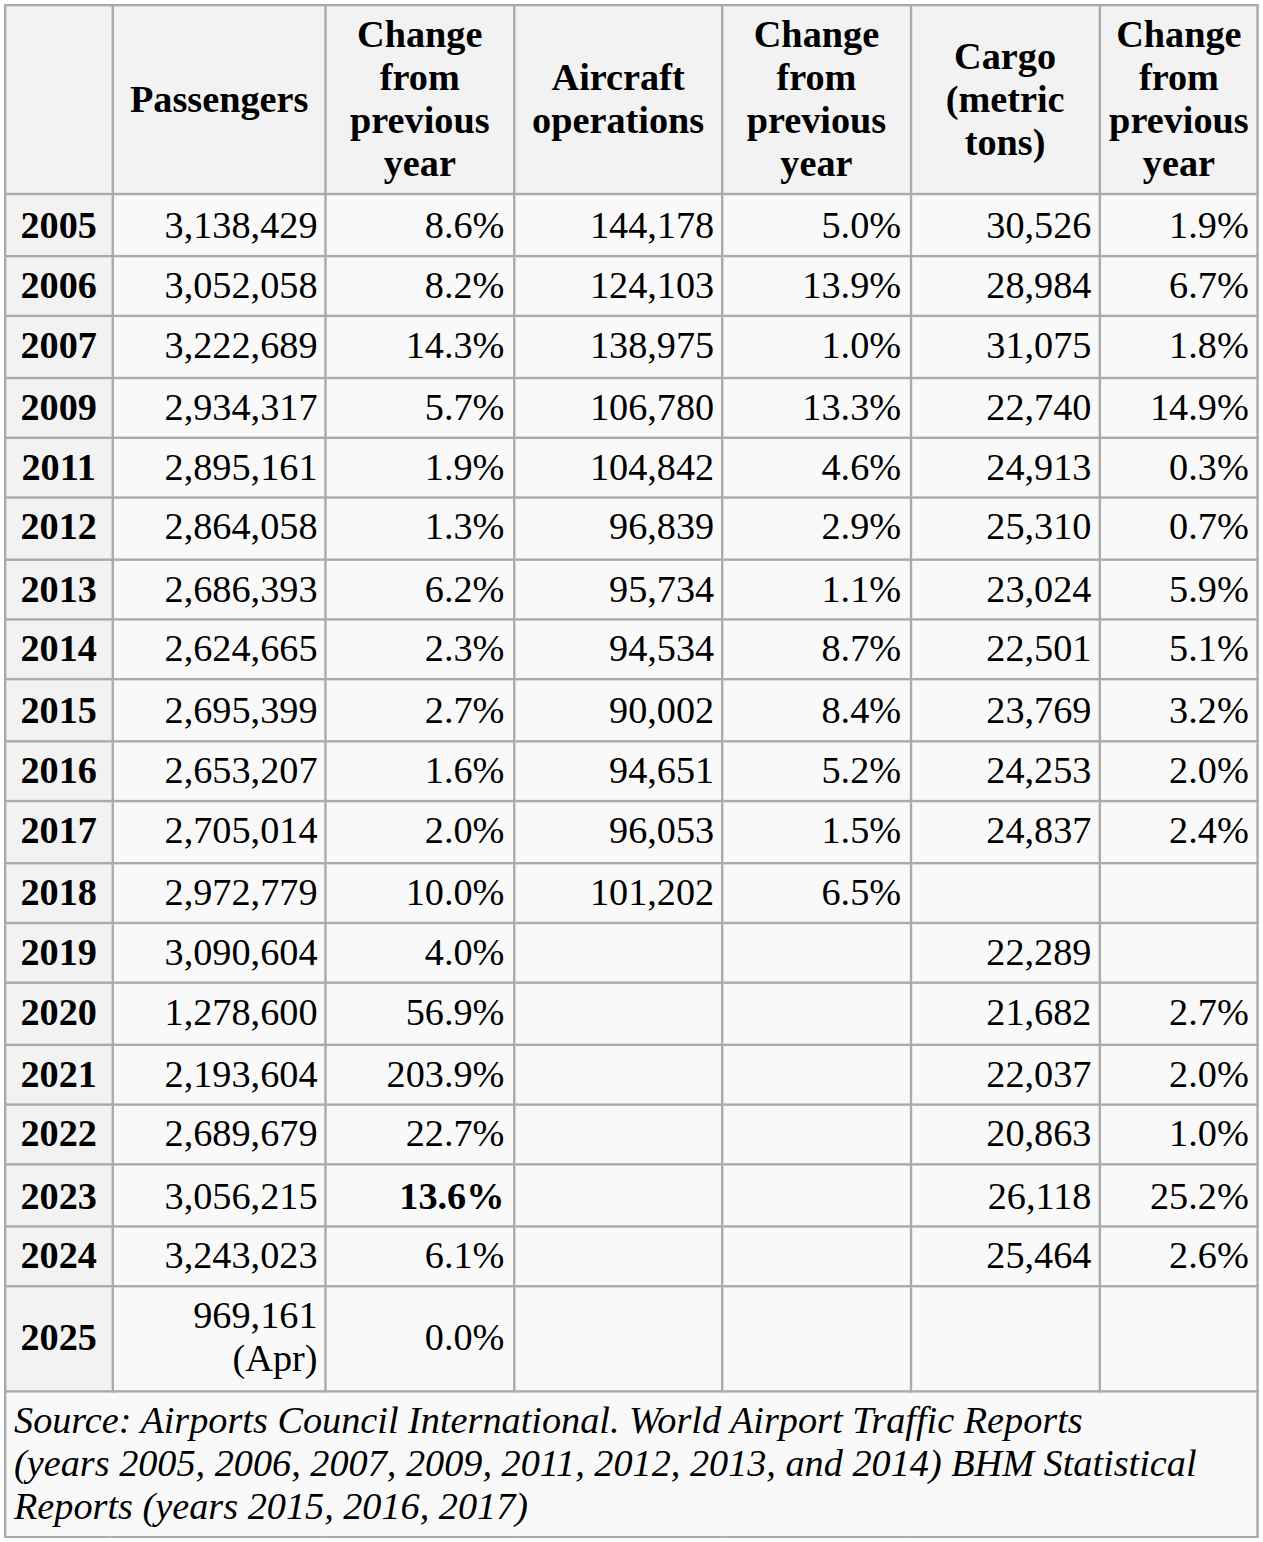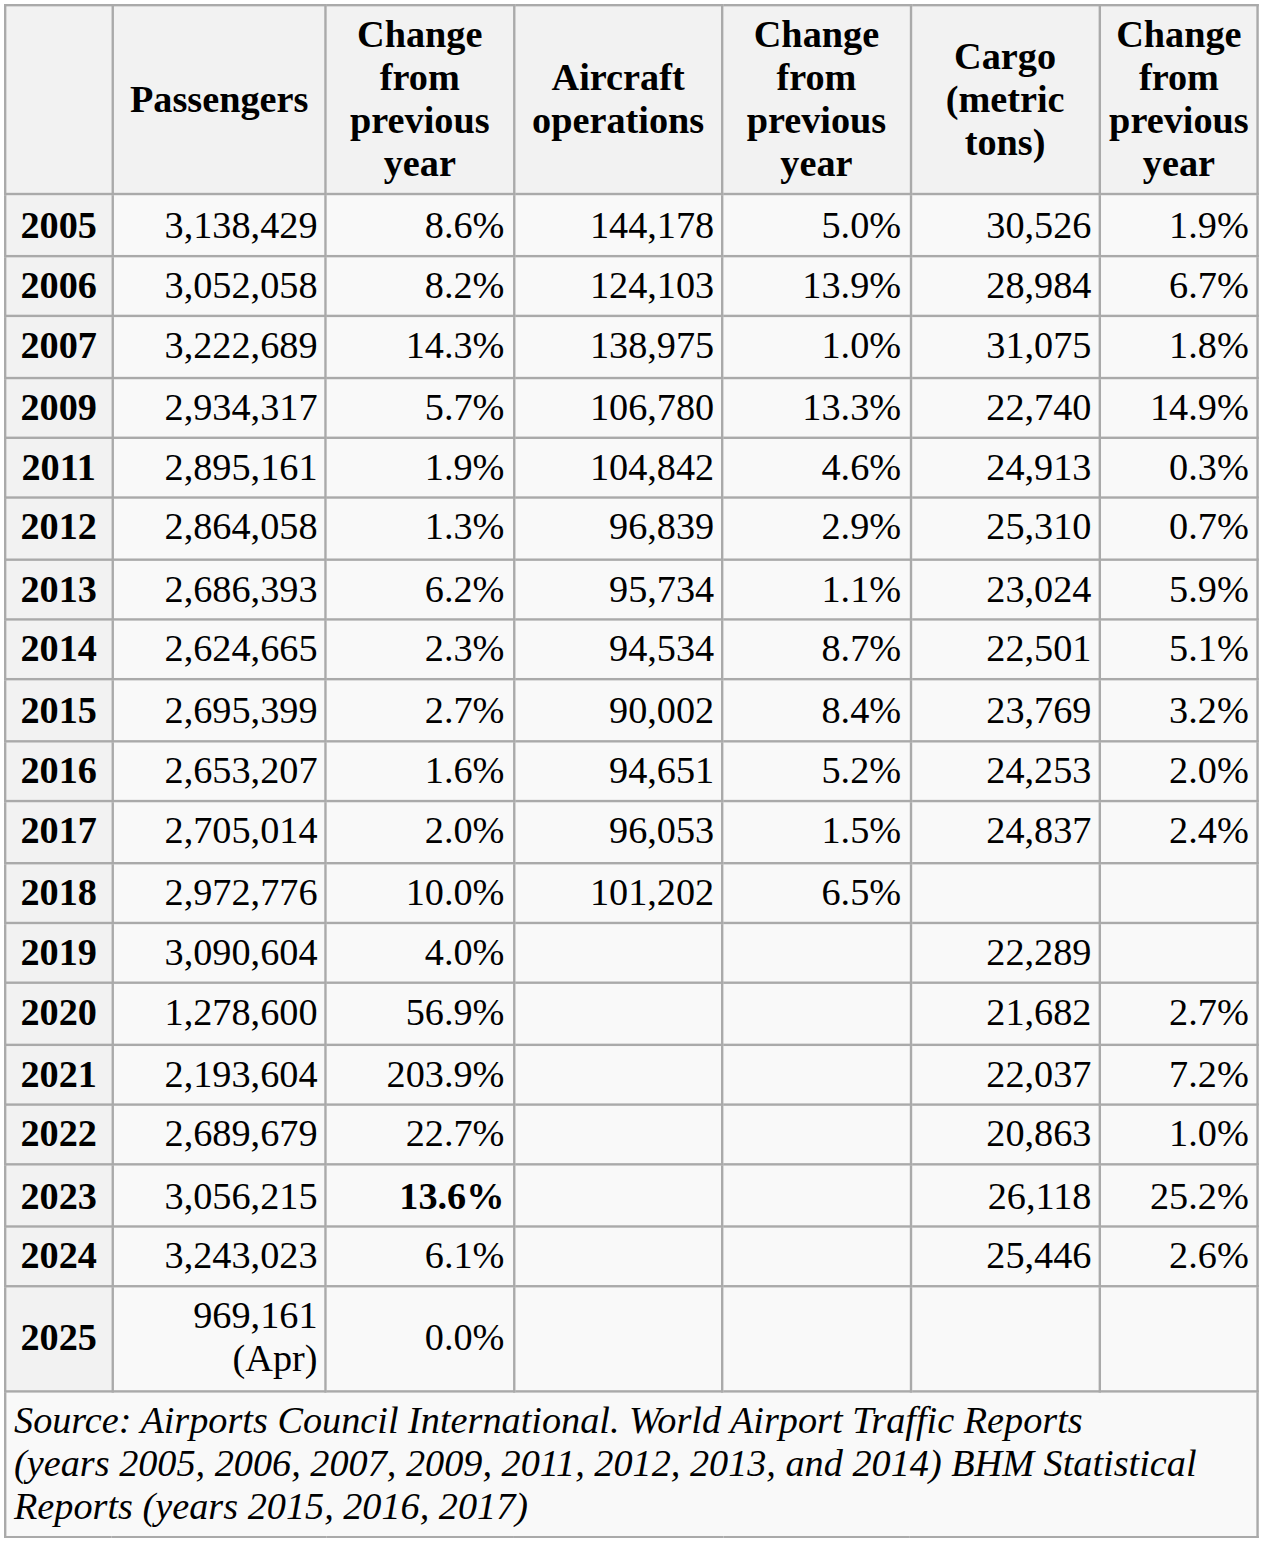(241, 891) 2,972,779 -> (241, 891) 2,972,776
(1209, 1073) 2.0% -> (1209, 1073) 7.2%
(1039, 1255) 25,464 -> (1039, 1255) 25,446
